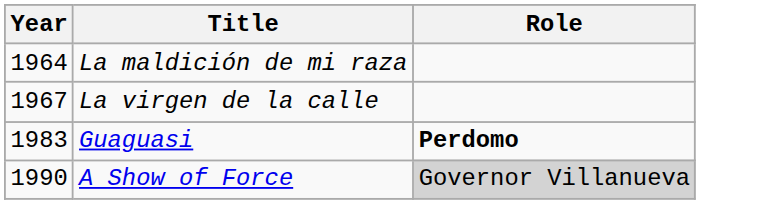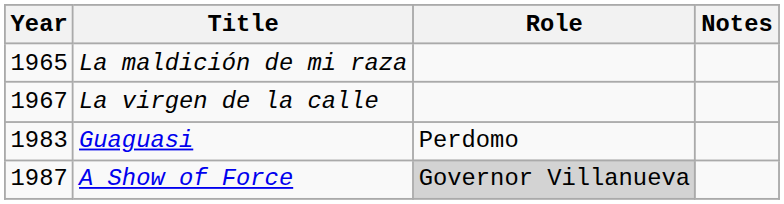+ column: (737, 24)
(39, 63) 1964 -> (39, 63) 1965
(469, 141) bold -> (469, 141) normal
(39, 179) 1990 -> (39, 179) 1987
